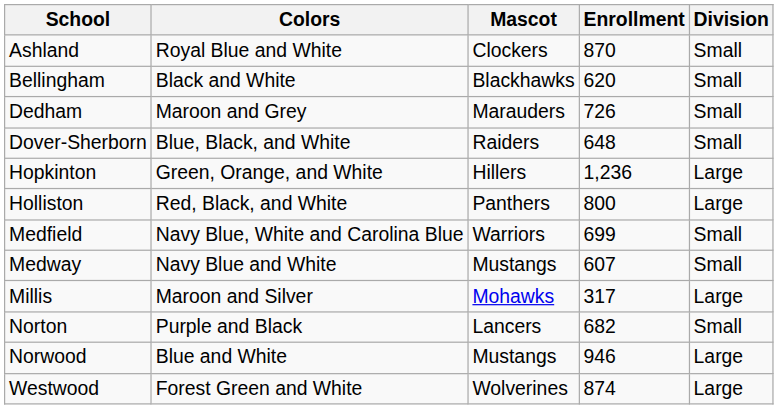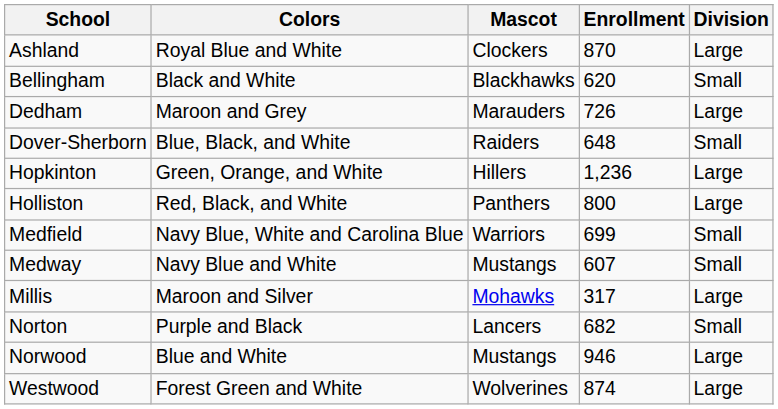(718, 50) Small -> (718, 50) Large
(718, 111) Small -> (718, 111) Large
